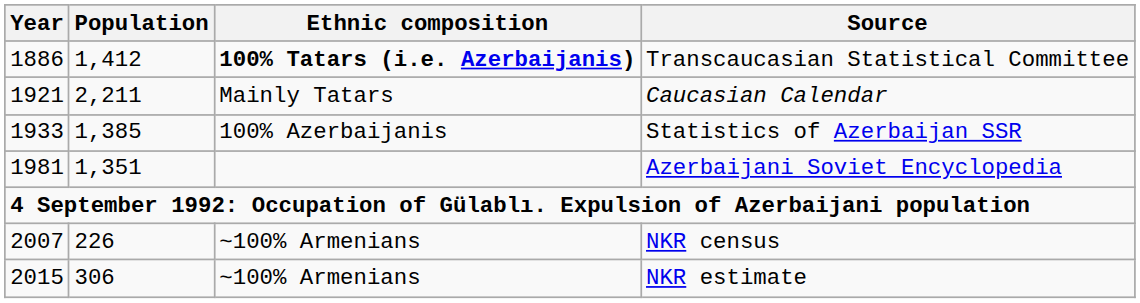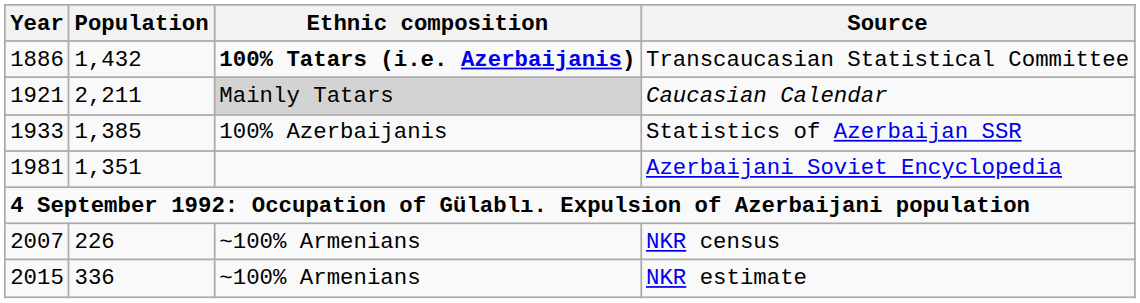(108, 60) 1,412 -> (108, 60) 1,432
(307, 96) no background -> (307, 96) lightgrey background
(95, 278) 306 -> (95, 278) 336
